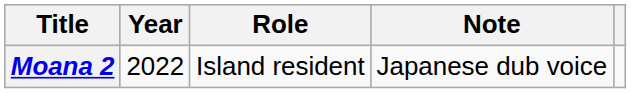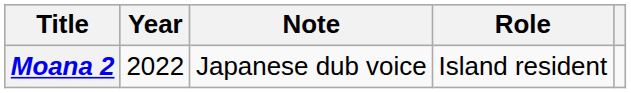columns swapped: (280, 25) <-> (492, 25)
